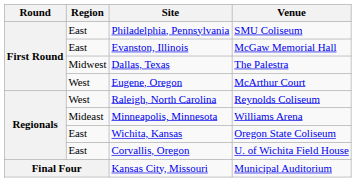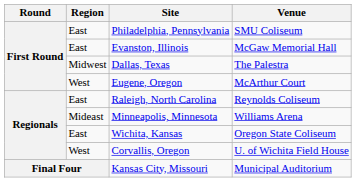(79, 99) West -> (78, 99) East
(78, 151) East -> (79, 151) West
